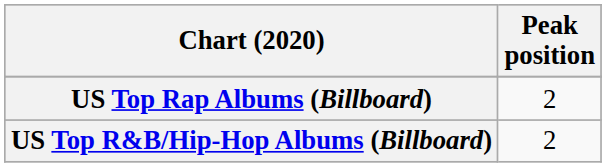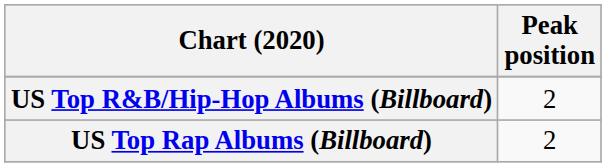rows swapped: (252, 140) <-> (252, 98)
